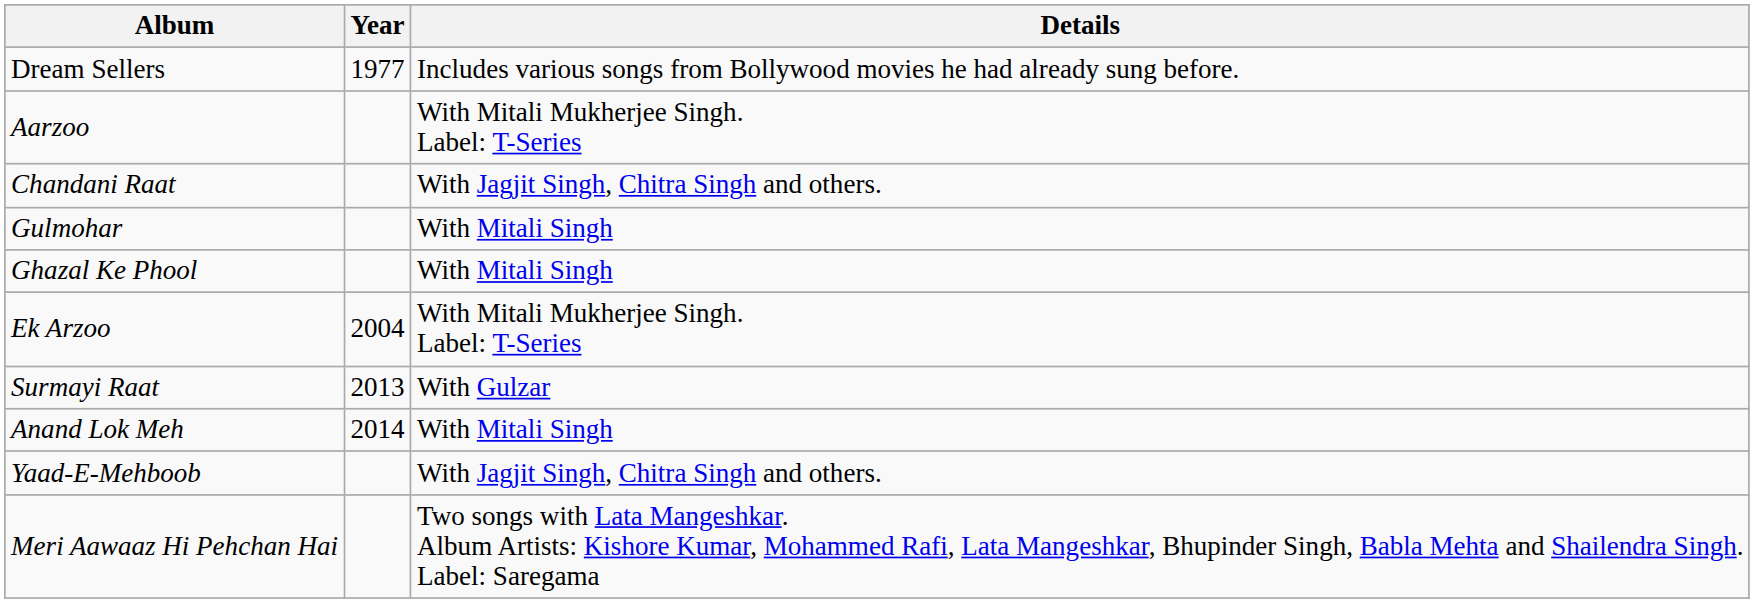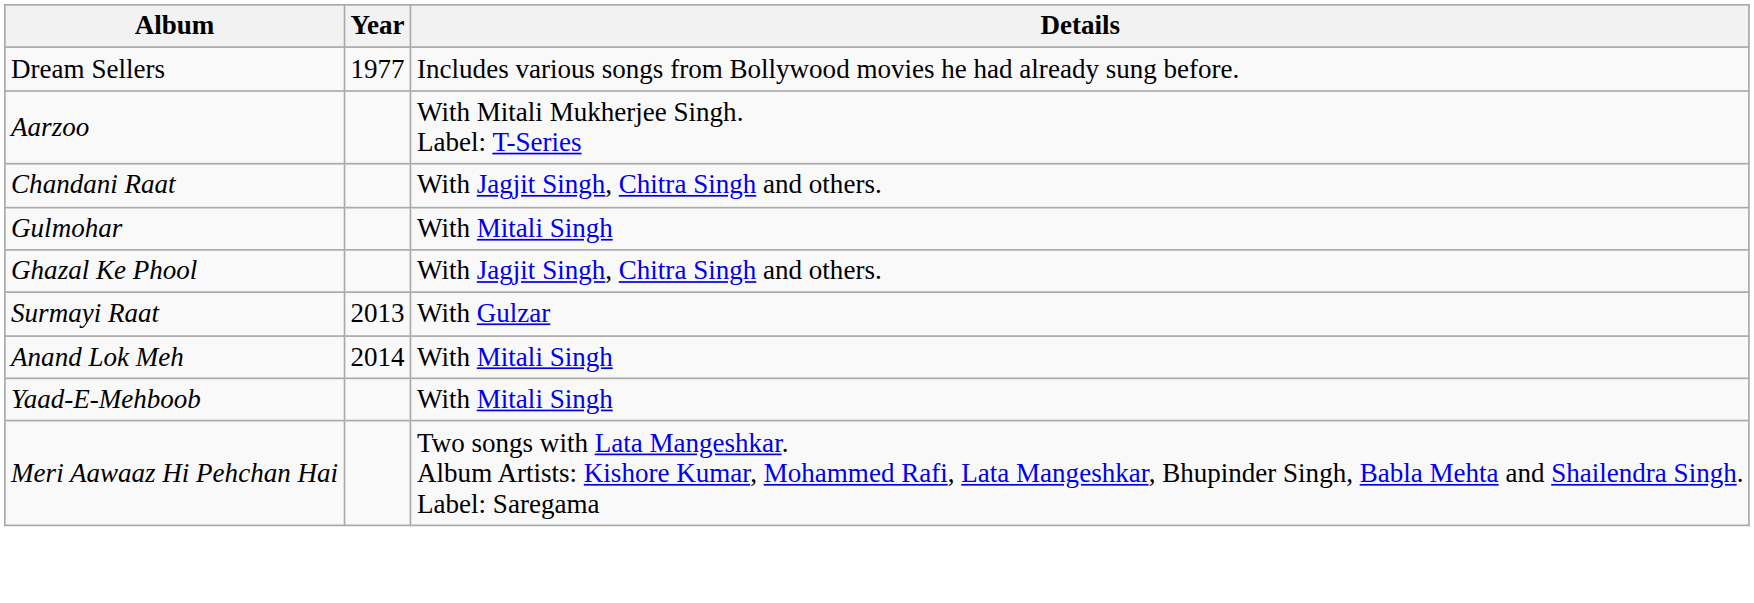(515, 270) With Mitali Singh -> (649, 270) With Jagjit Singh, Chitra Singh and others.
- row: (61, 328)
(649, 472) With Jagjit Singh, Chitra Singh and others. -> (515, 399) With Mitali Singh
